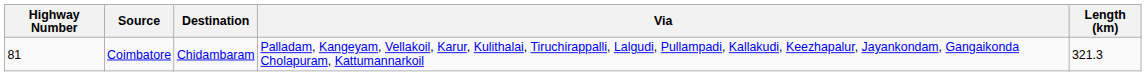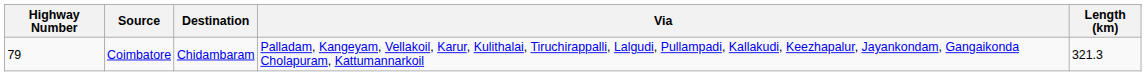(14, 54) 81 -> (14, 54) 79
